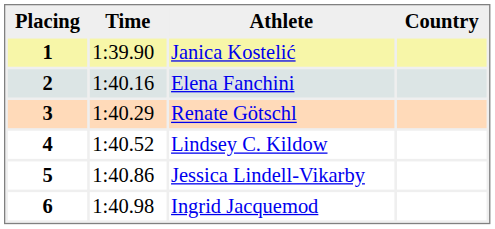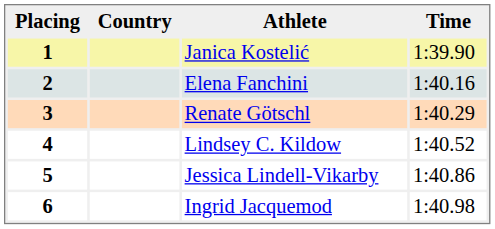columns swapped: (442, 21) <-> (128, 21)
